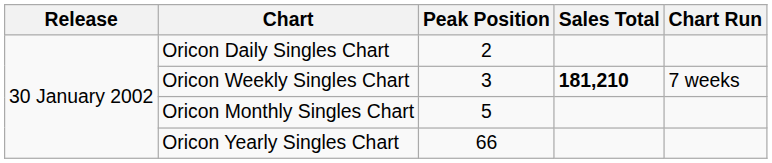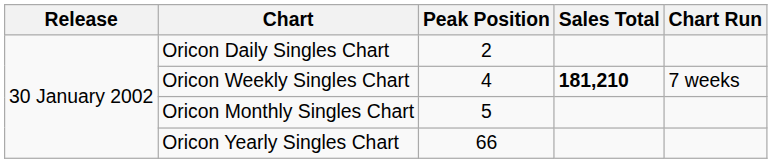(486, 81) 3 -> (486, 81) 4
